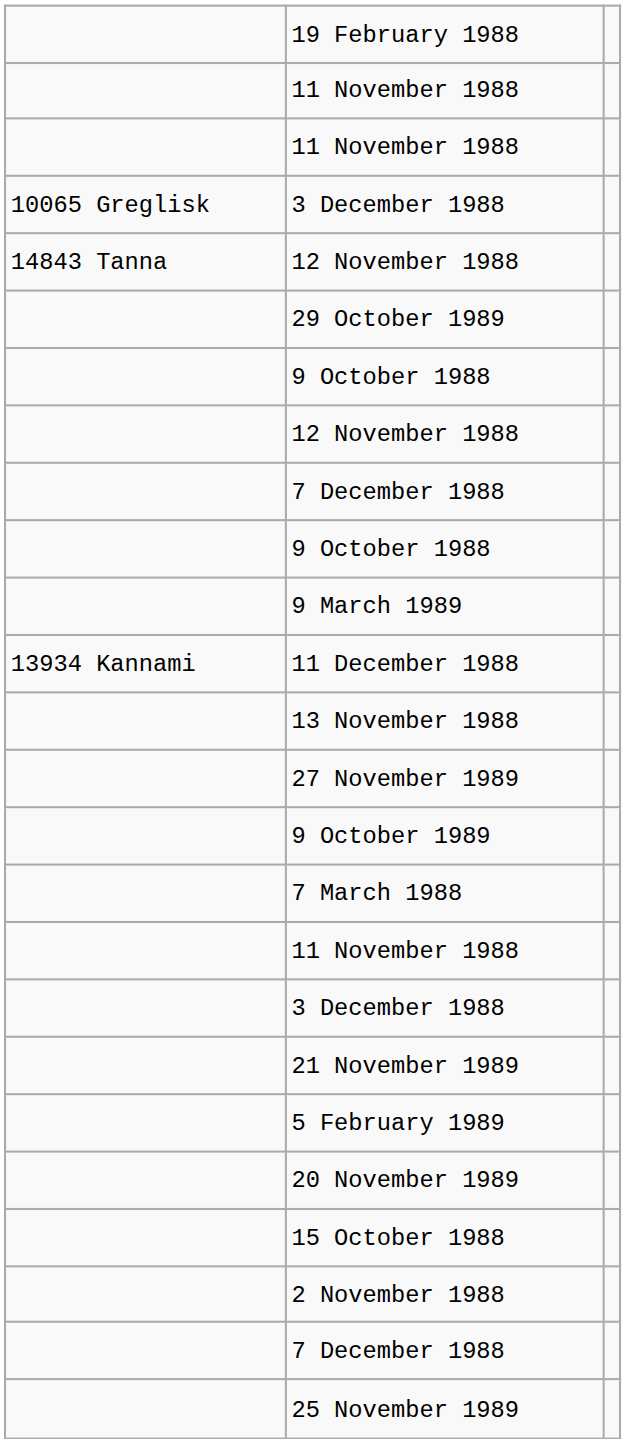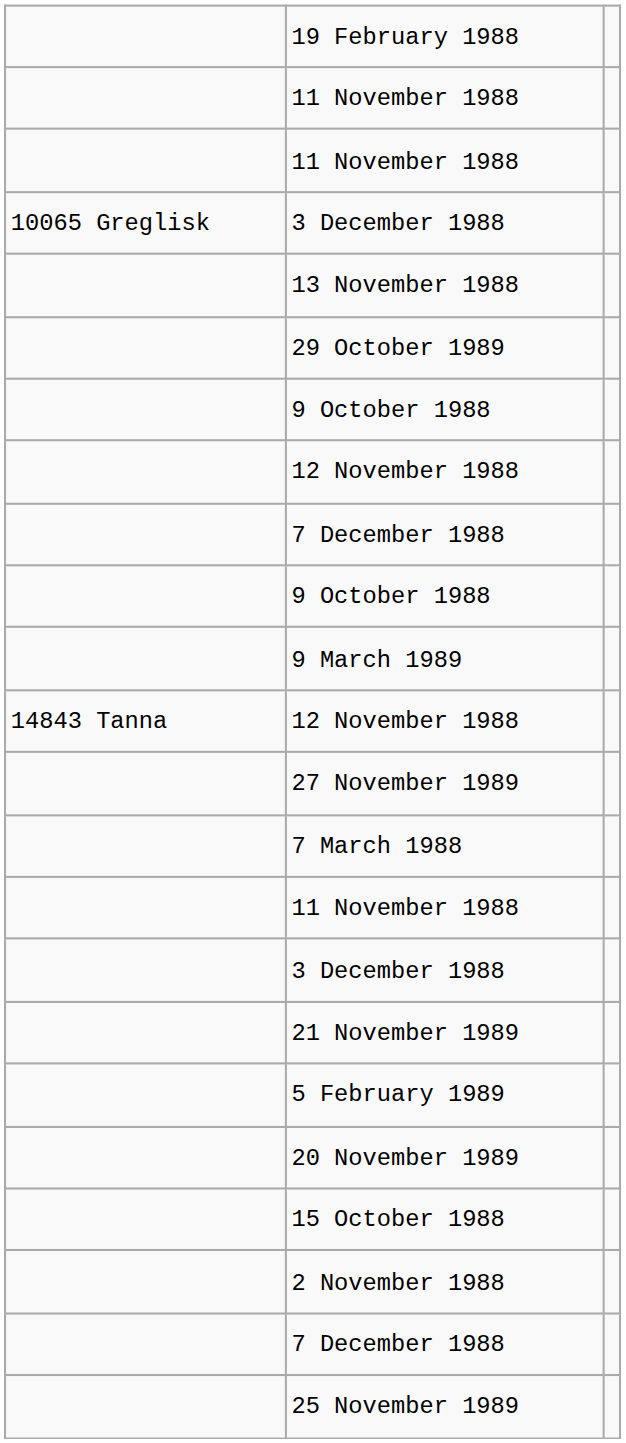rows swapped: (145, 721) <-> (89, 263)
- row: (103, 664)
- row: (145, 836)
